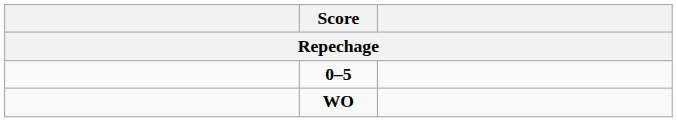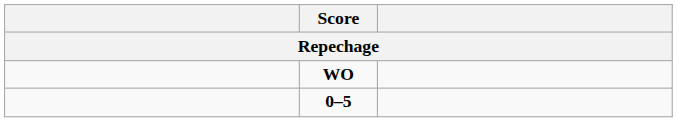rows swapped: (338, 74) <-> (338, 102)
